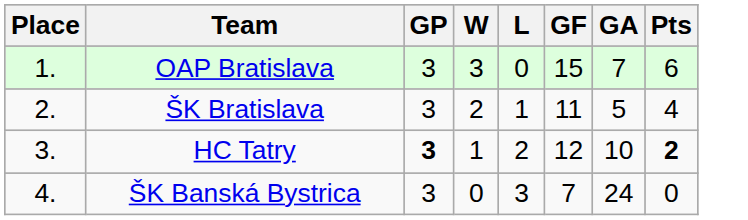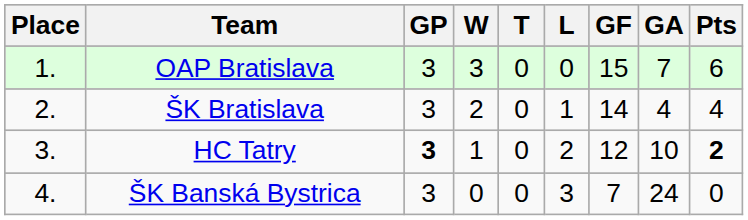+ column: (521, 25)
(568, 109) 11 -> (614, 109) 14
(619, 109) 5 -> (664, 109) 4
